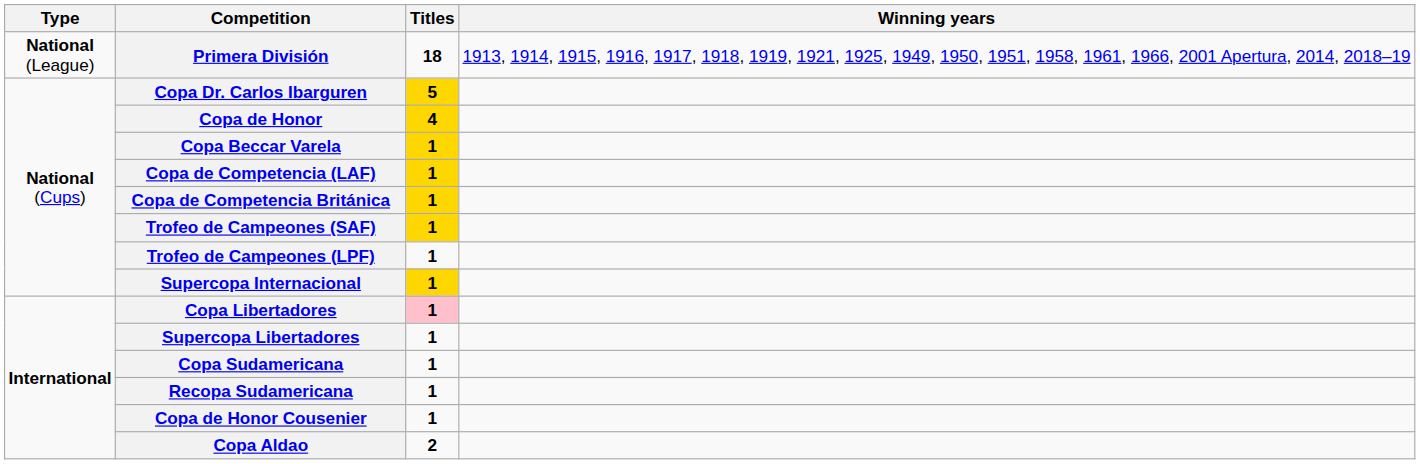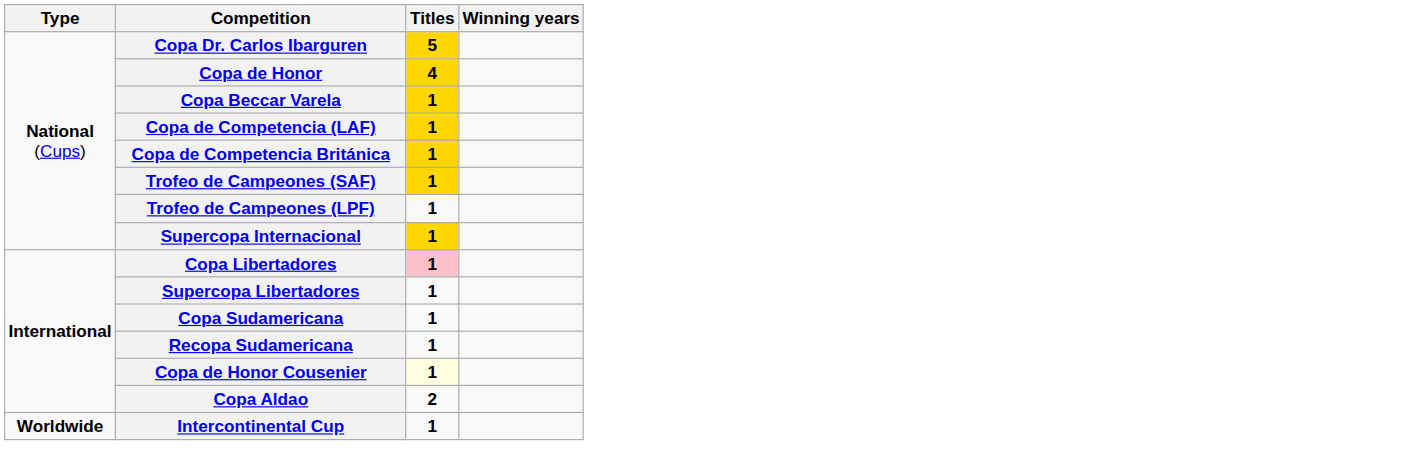- row: (261, 55)
(432, 418) no background -> (432, 372) lightyellow background
+ row: (261, 426)
